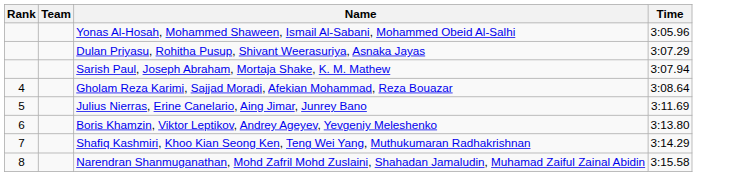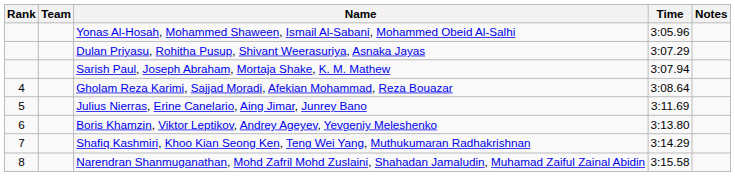+ column: (711, 14)
